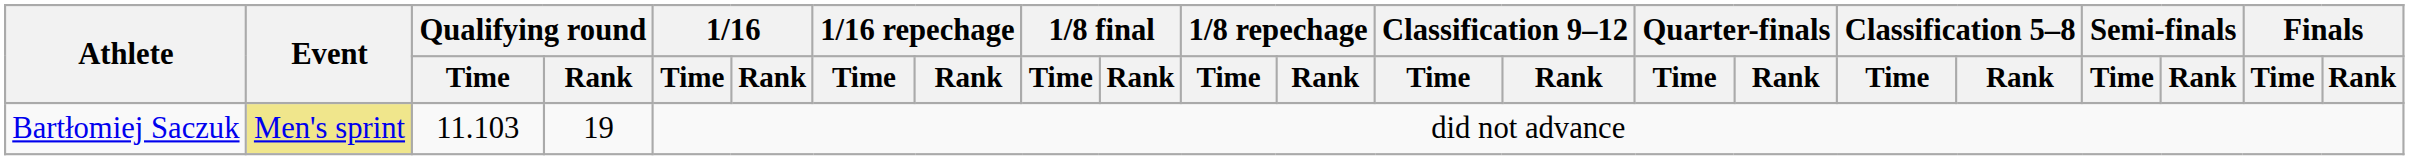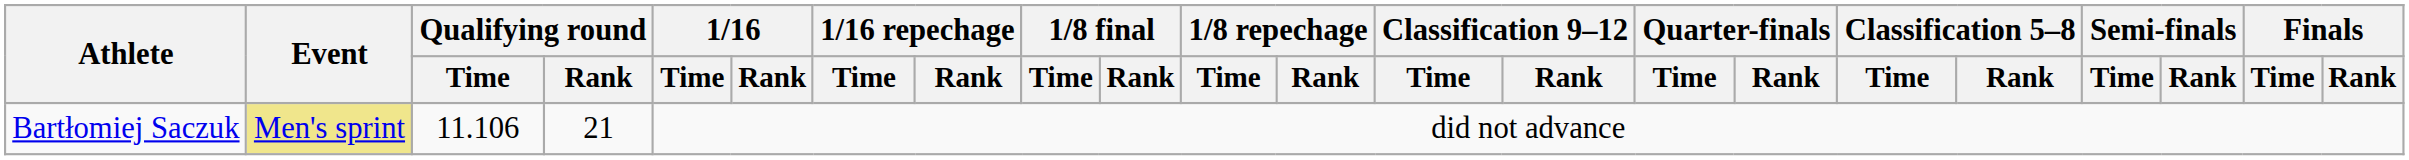(478, 128) 11.103 -> (478, 128) 11.106
(598, 128) 19 -> (598, 128) 21
